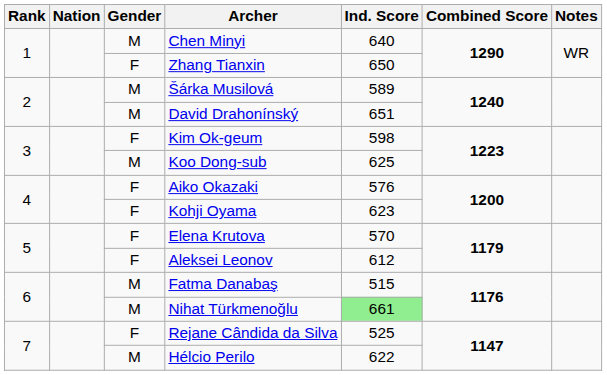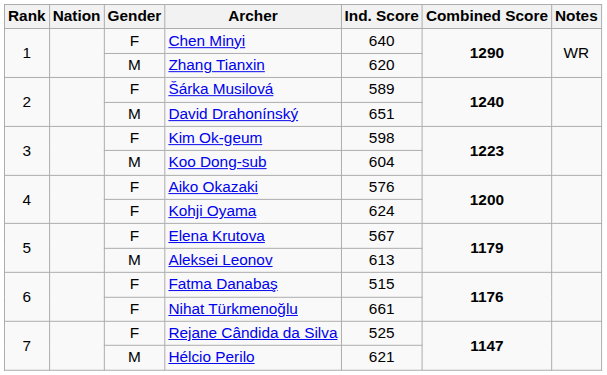(134, 41) M -> (134, 41) F
(134, 65) F -> (134, 65) M
(382, 65) 650 -> (382, 65) 620
(134, 89) M -> (134, 89) F
(382, 162) 625 -> (382, 162) 604
(382, 211) 623 -> (382, 211) 624
(382, 235) 570 -> (382, 235) 567
(134, 260) F -> (134, 260) M
(382, 260) 612 -> (382, 260) 613
(134, 284) M -> (134, 284) F
(134, 308) M -> (134, 308) F
(382, 308) lightgreen background -> (382, 308) no background
(382, 357) 622 -> (382, 357) 621
